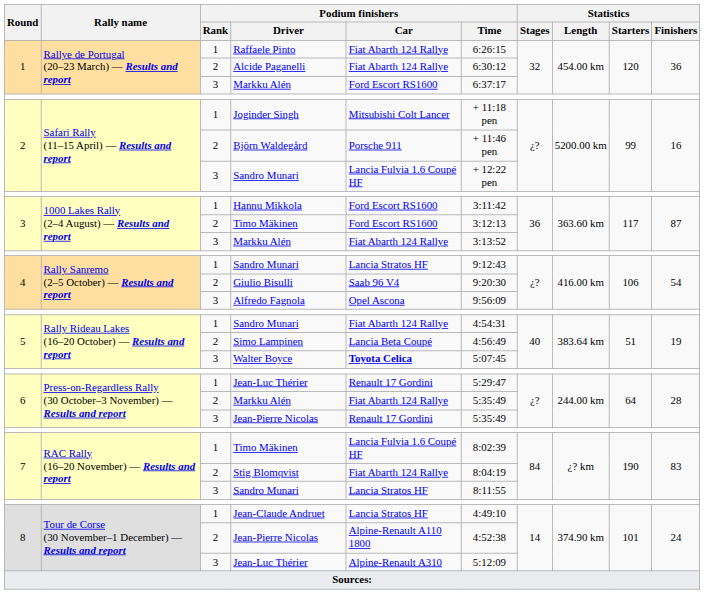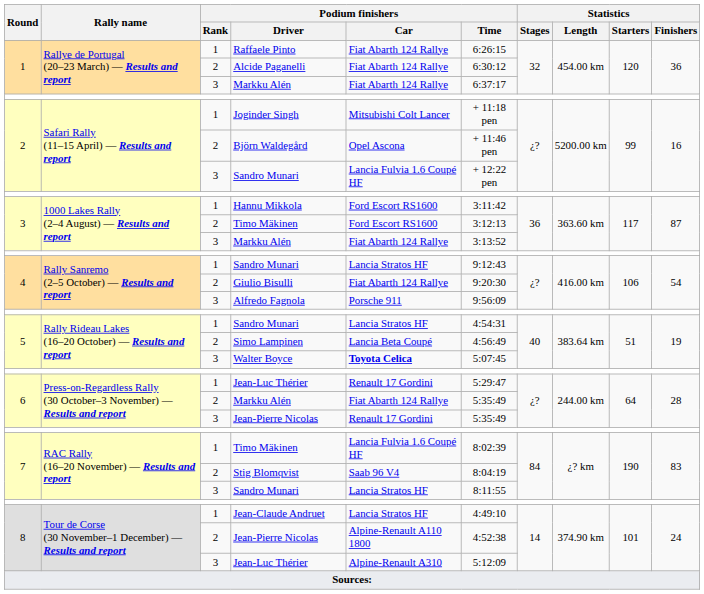(393, 84) Ford Escort RS1600 -> (398, 84) Fiat Abarth 124 Rallye
(375, 145) Porsche 911 -> (377, 145) Opel Ascona
(374, 282) Saab 96 V4 -> (398, 282) Fiat Abarth 124 Rallye
(377, 300) Opel Ascona -> (375, 300) Porsche 911
(398, 323) Fiat Abarth 124 Rallye -> (388, 323) Lancia Stratos HF
(398, 472) Fiat Abarth 124 Rallye -> (374, 472) Saab 96 V4
